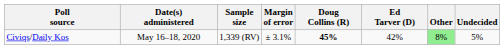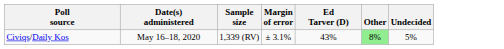- column: (328, 17)
(395, 37) 42% -> (328, 37) 43%
